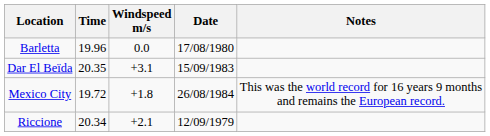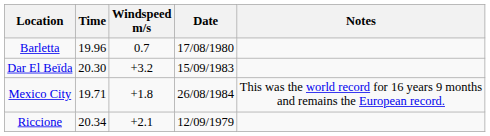(142, 48) 0.0 -> (142, 48) 0.7
(92, 68) 20.35 -> (92, 68) 20.30
(142, 68) +3.1 -> (142, 68) +3.2
(92, 94) 19.72 -> (92, 94) 19.71
